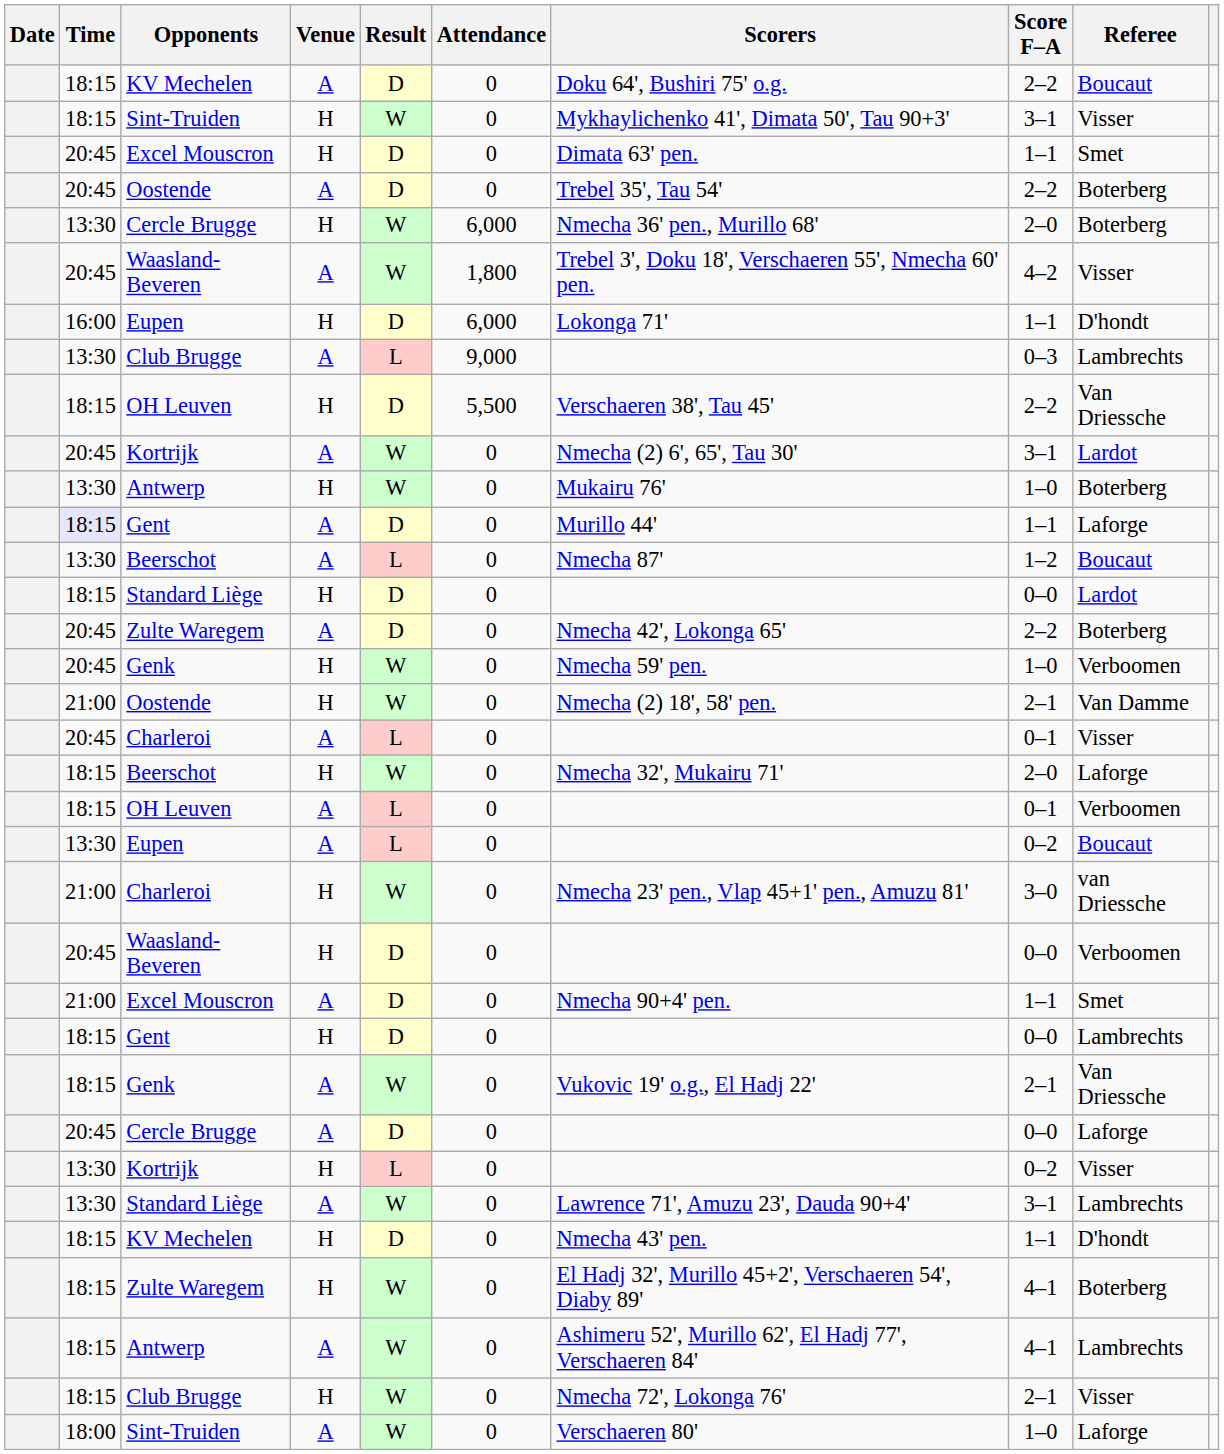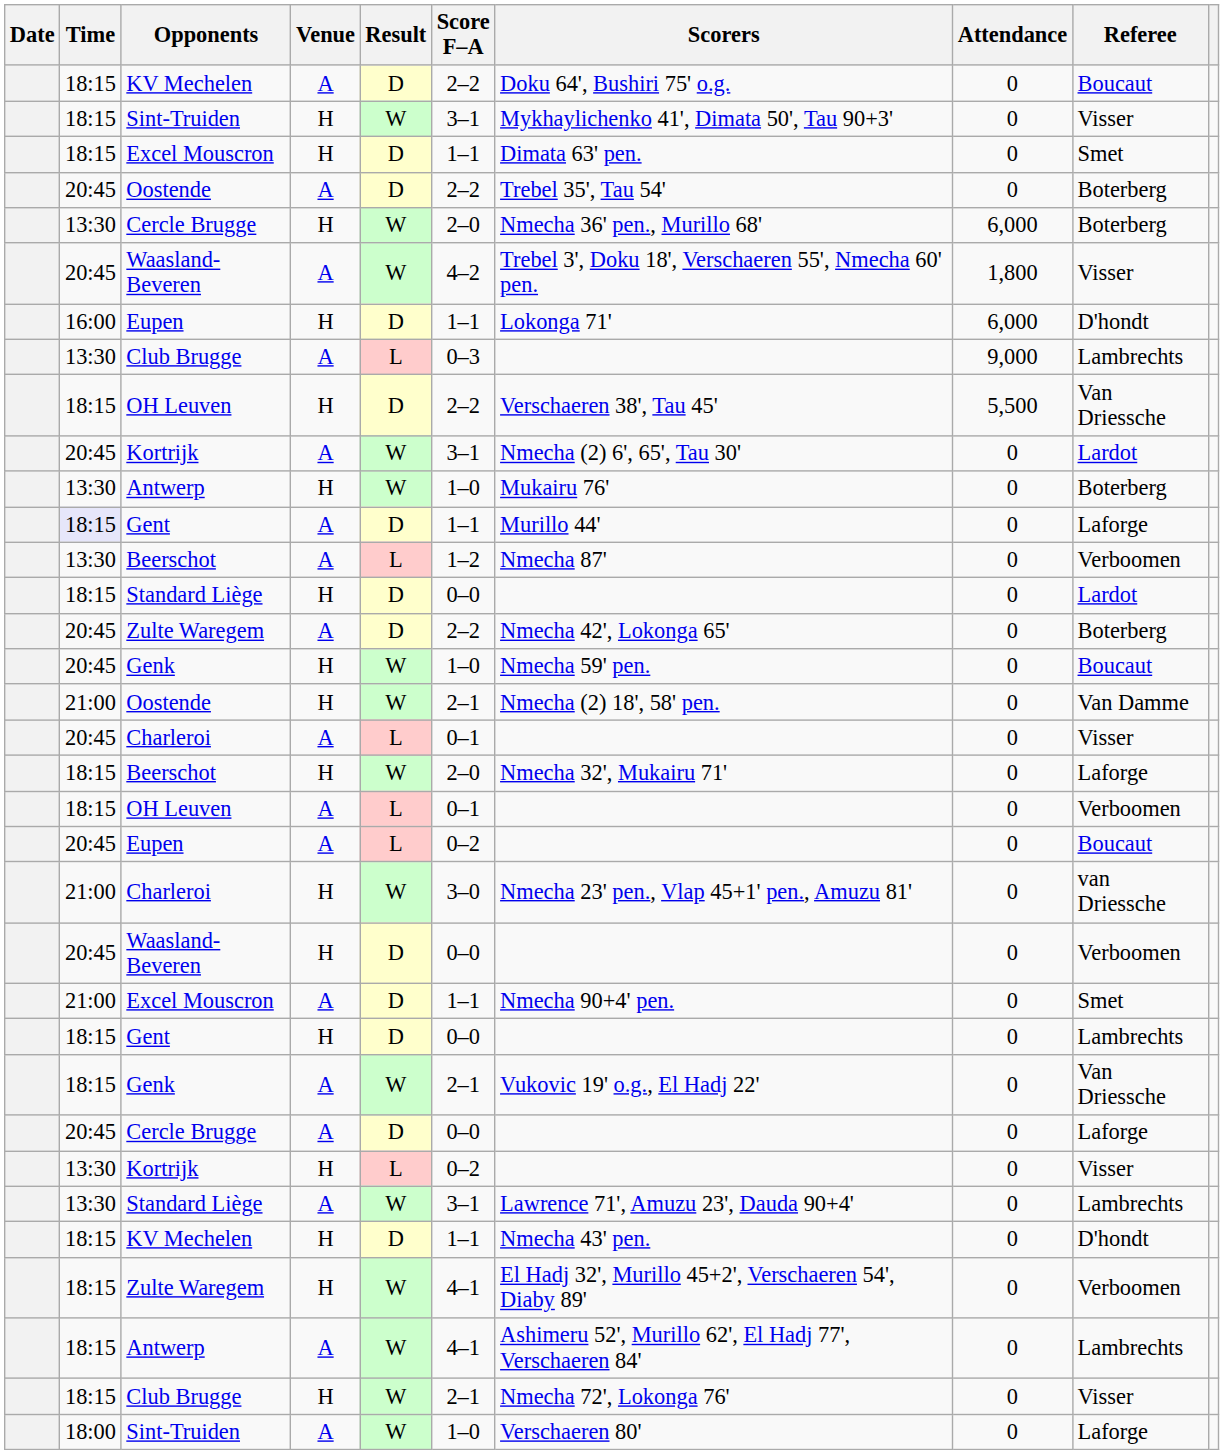columns swapped: (1041, 34) <-> (491, 34)
(90, 154) 20:45 -> (90, 154) 18:15
(1115, 559) Boucaut -> (1129, 559) Verboomen
(1129, 666) Verboomen -> (1115, 666) Boucaut
(90, 843) 13:30 -> (90, 843) 20:45
(1122, 1287) Boterberg -> (1129, 1287) Verboomen
